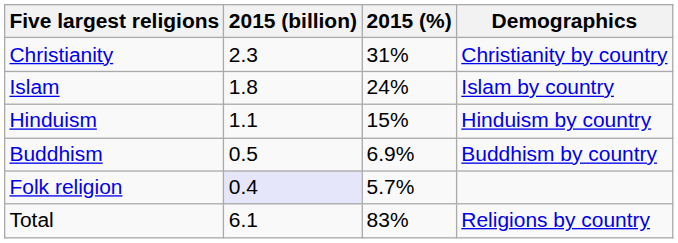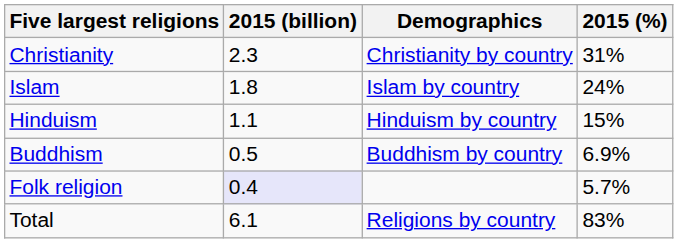columns swapped: (409, 21) <-> (564, 21)
